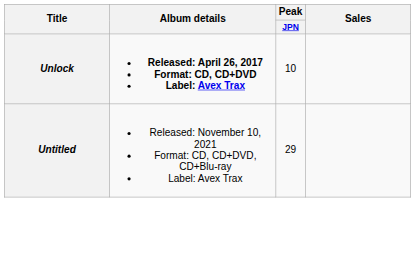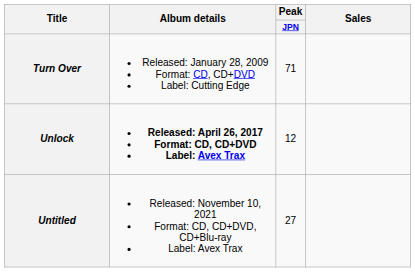+ row: (57, 69)
(291, 69) 10 -> (291, 139) 12
(291, 150) 29 -> (291, 220) 27
